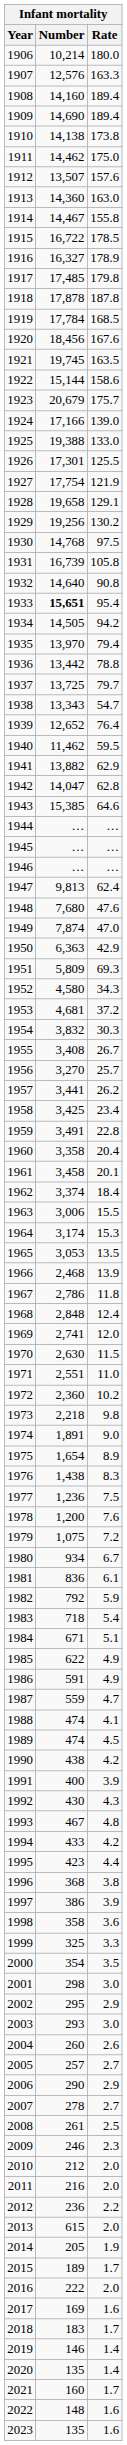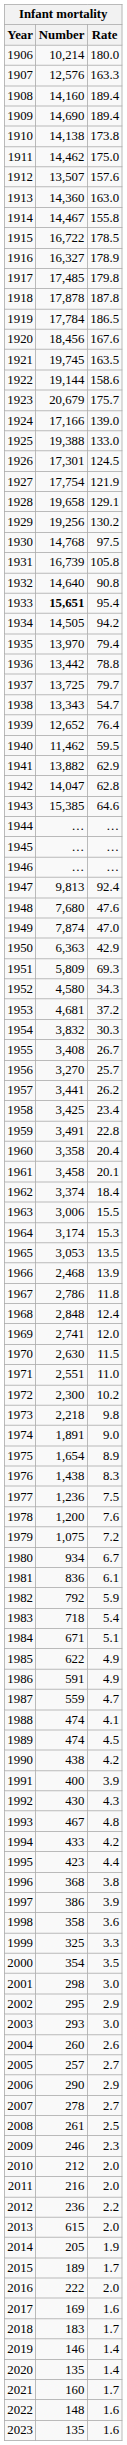(105, 319) 168.5 -> (105, 319) 186.5
(67, 380) 15,144 -> (67, 380) 19,144
(105, 461) 125.5 -> (105, 461) 124.5
(108, 887) 62.4 -> (108, 887) 92.4
(70, 1395) 2,360 -> (70, 1395) 2,300
